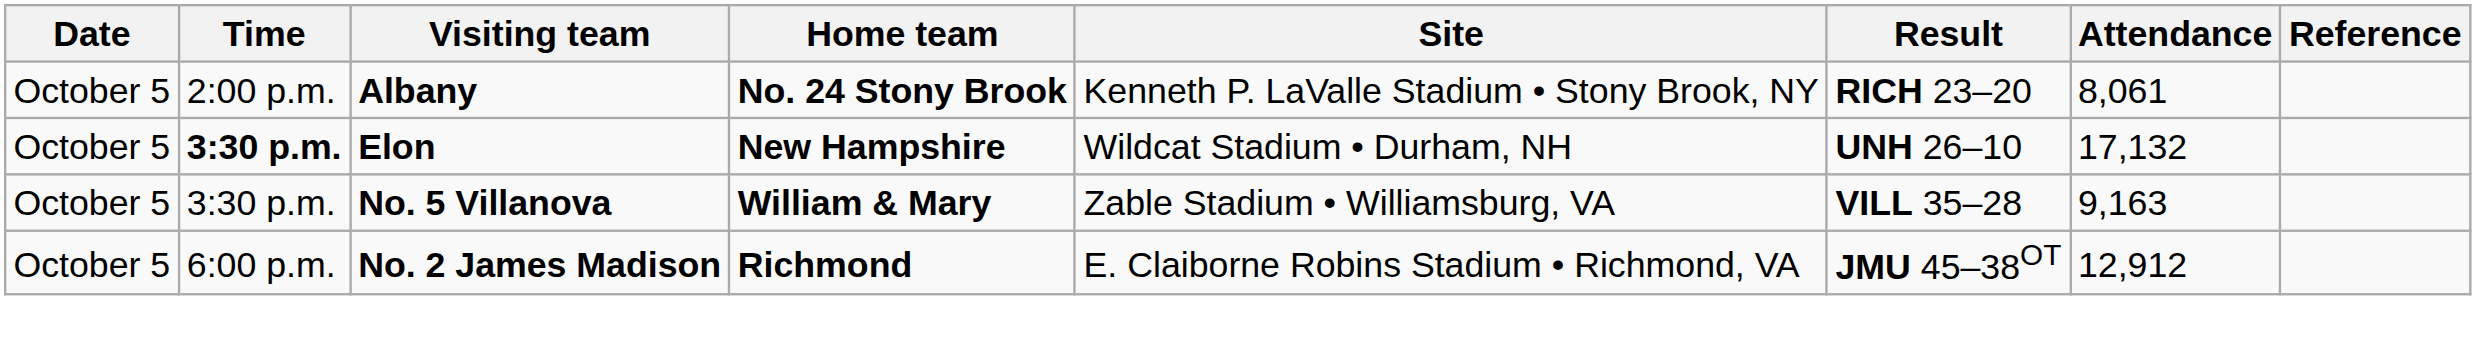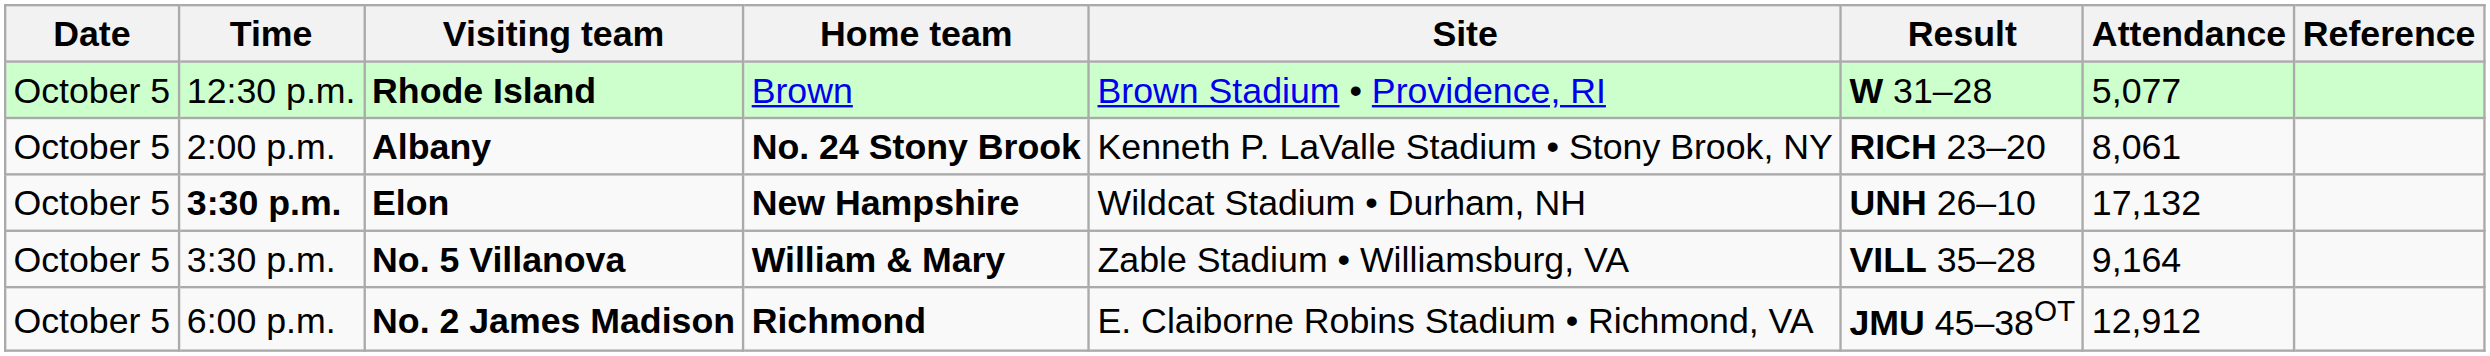+ row: (484, 90)
(2123, 203) 9,163 -> (2137, 260) 9,164
